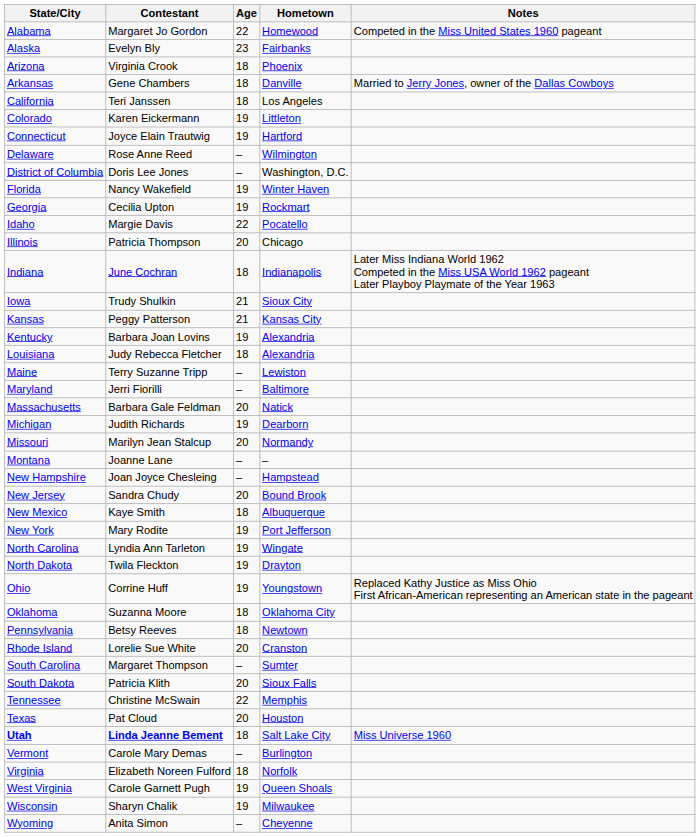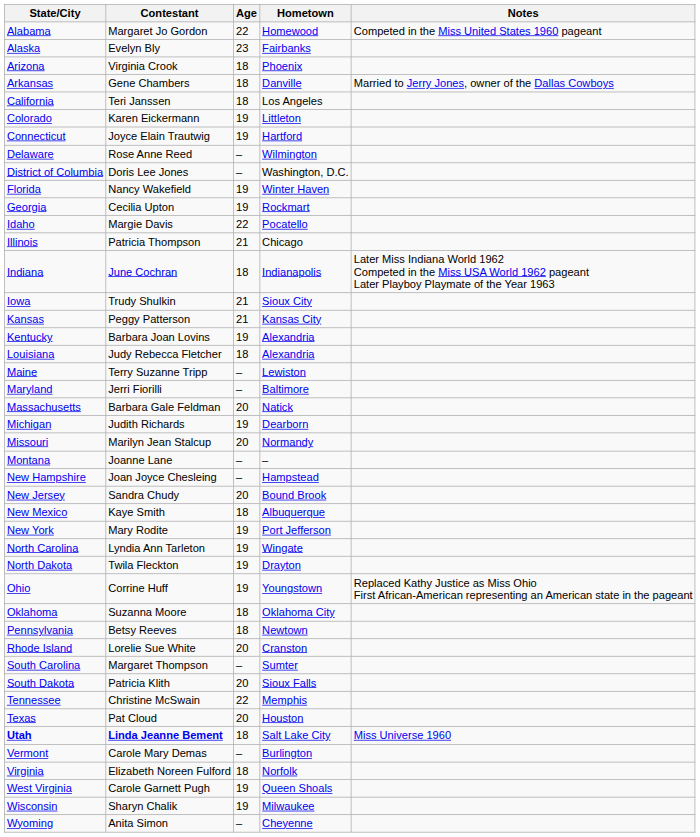(242, 242) 20 -> (242, 242) 21
